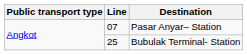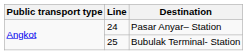(112, 27) 07 -> (112, 27) 24
